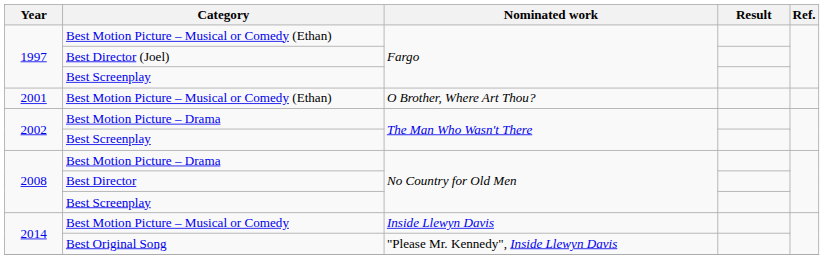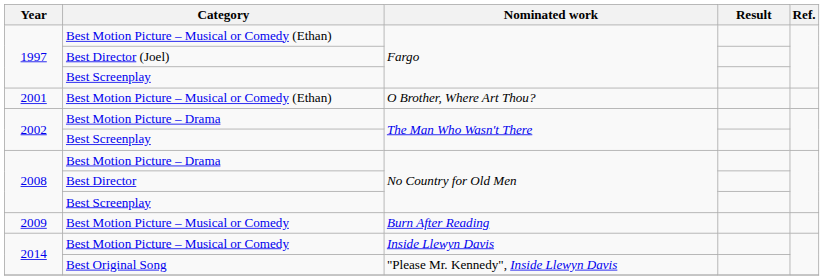+ row: (177, 222)
